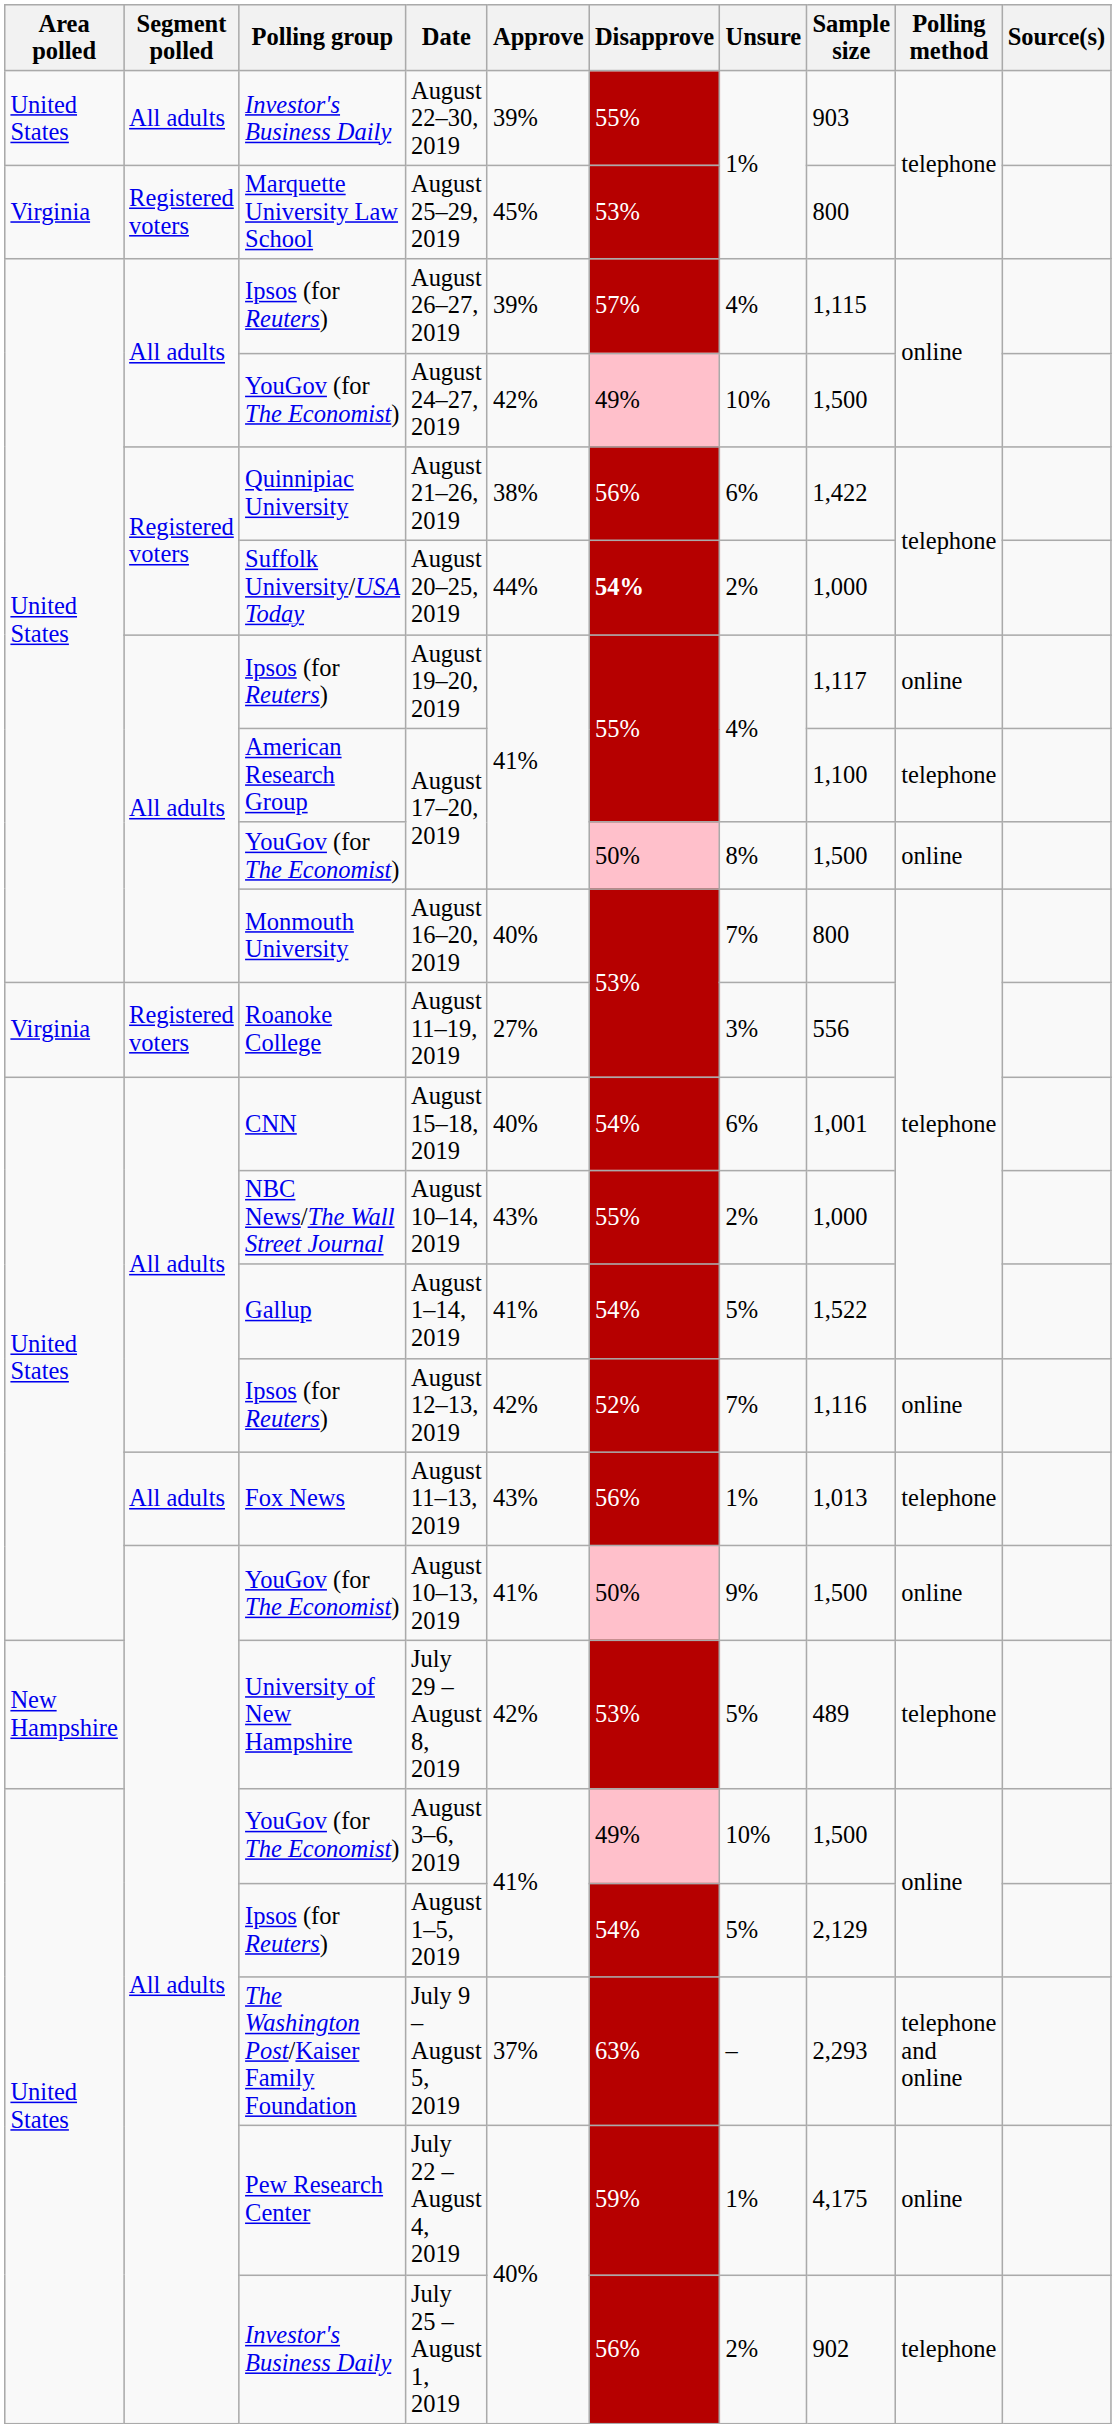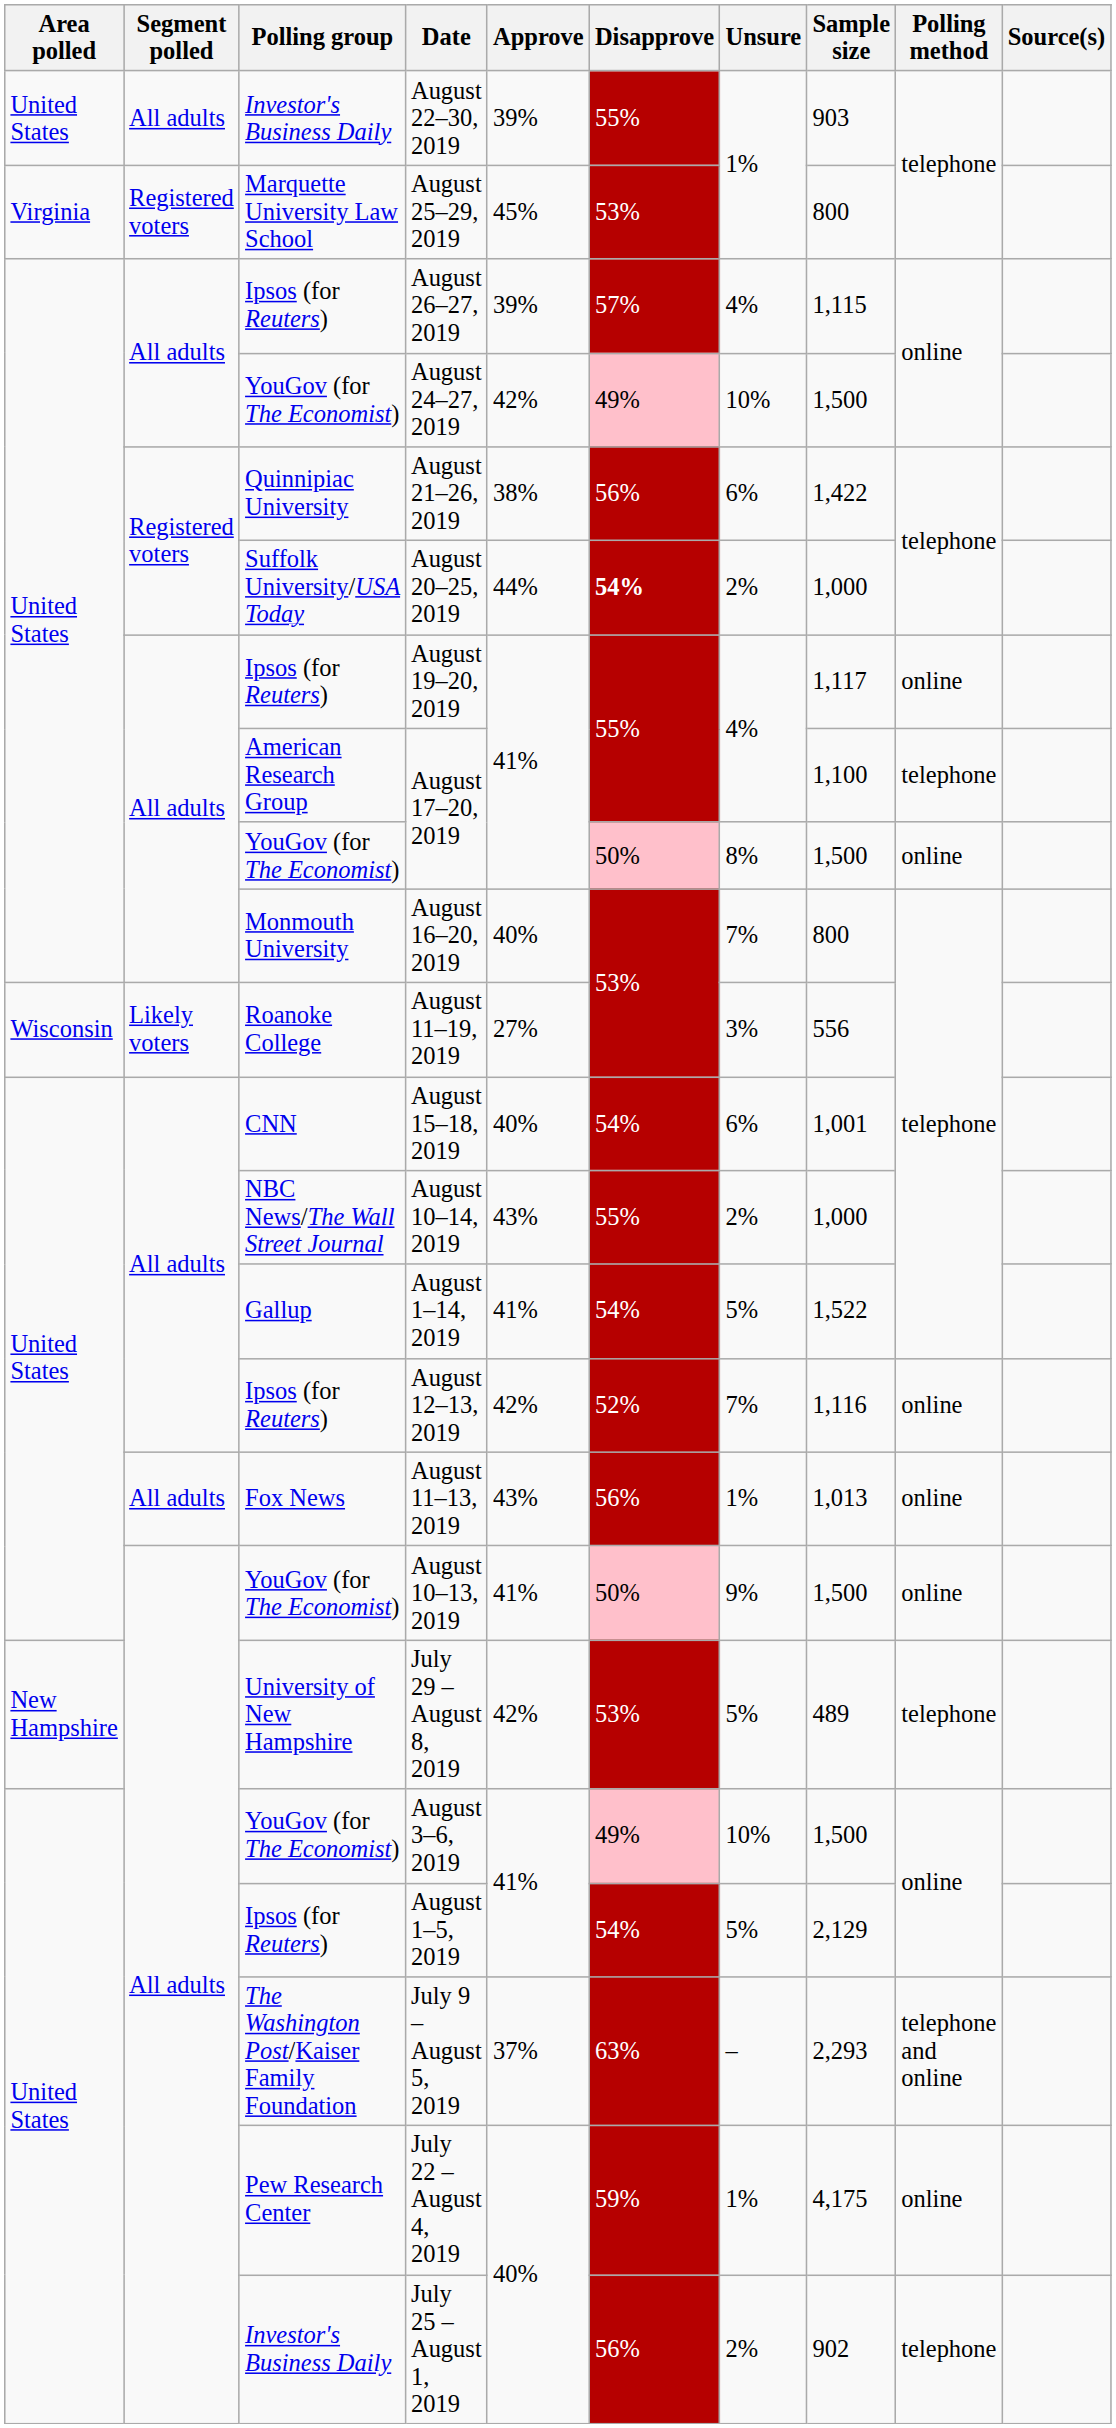(50, 1029) Virginia -> (62, 1029) Wisconsin
(181, 1029) Registered voters -> (161, 1029) Likely voters
(949, 1498) telephone -> (932, 1498) online
